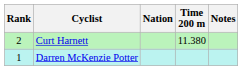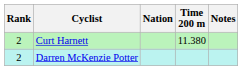(19, 57) 1 -> (19, 57) 2
